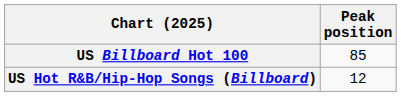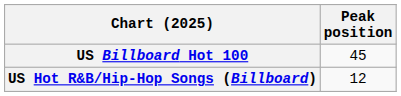(358, 56) 85 -> (358, 56) 45
